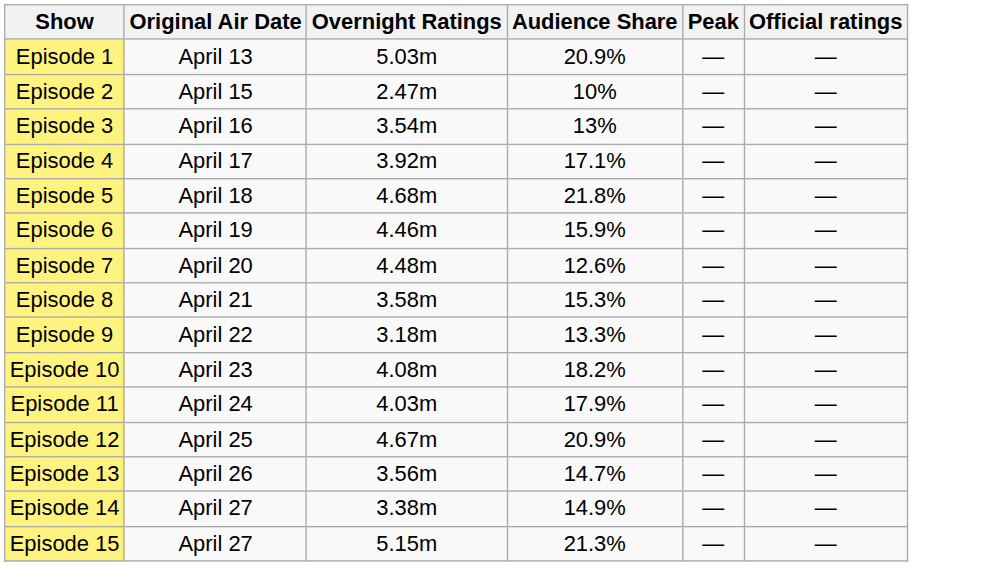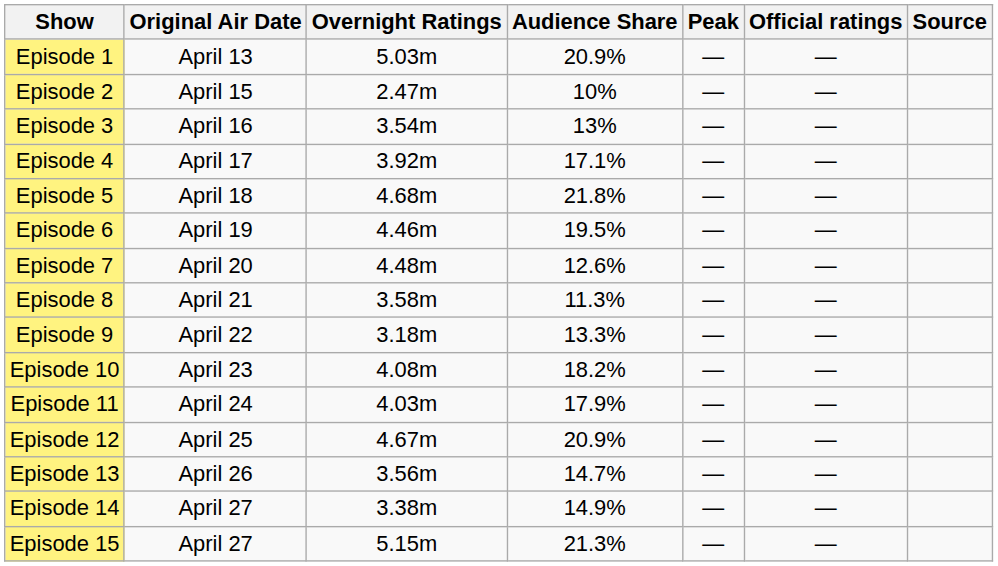+ column: (950, 21)
(595, 230) 15.9% -> (595, 230) 19.5%
(595, 299) 15.3% -> (595, 299) 11.3%
